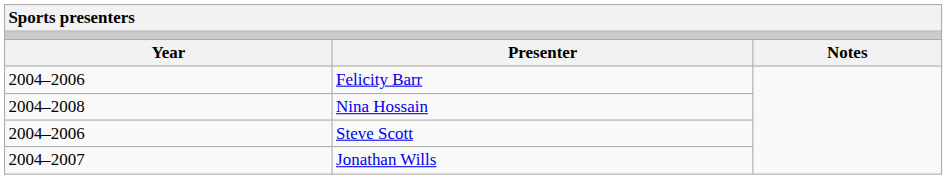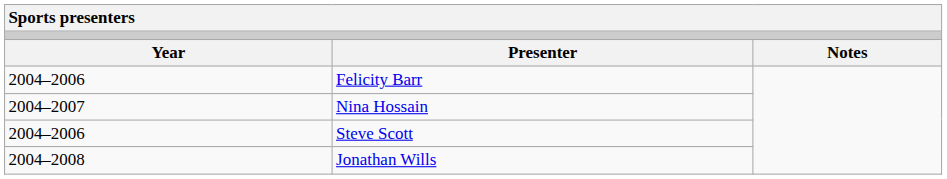(47, 106) 2004–2008 -> (47, 106) 2004–2007
(47, 160) 2004–2007 -> (47, 160) 2004–2008
